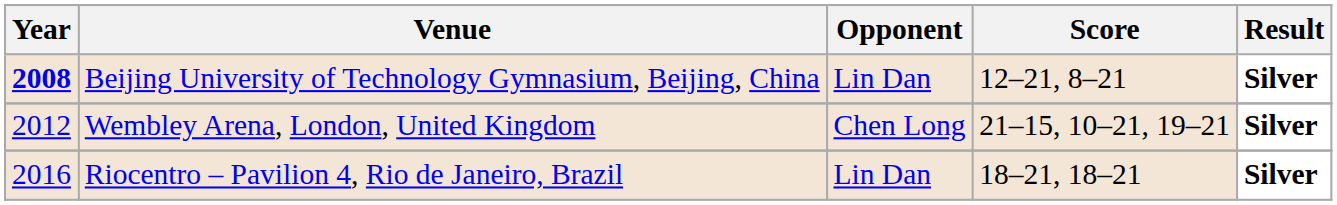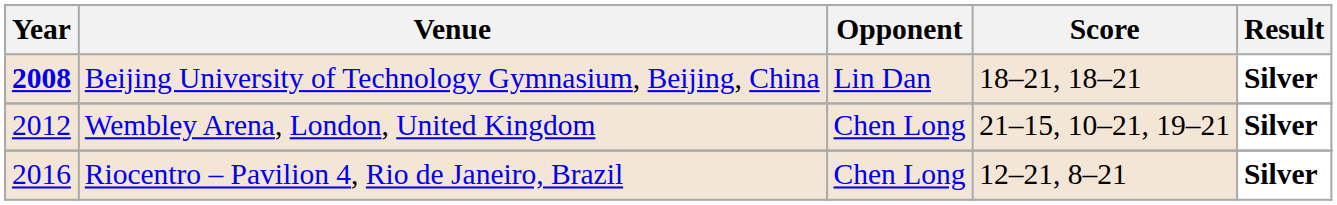(1053, 77) 12–21, 8–21 -> (1060, 77) 18–21, 18–21
(882, 175) Lin Dan -> (899, 175) Chen Long
(1060, 175) 18–21, 18–21 -> (1053, 175) 12–21, 8–21
